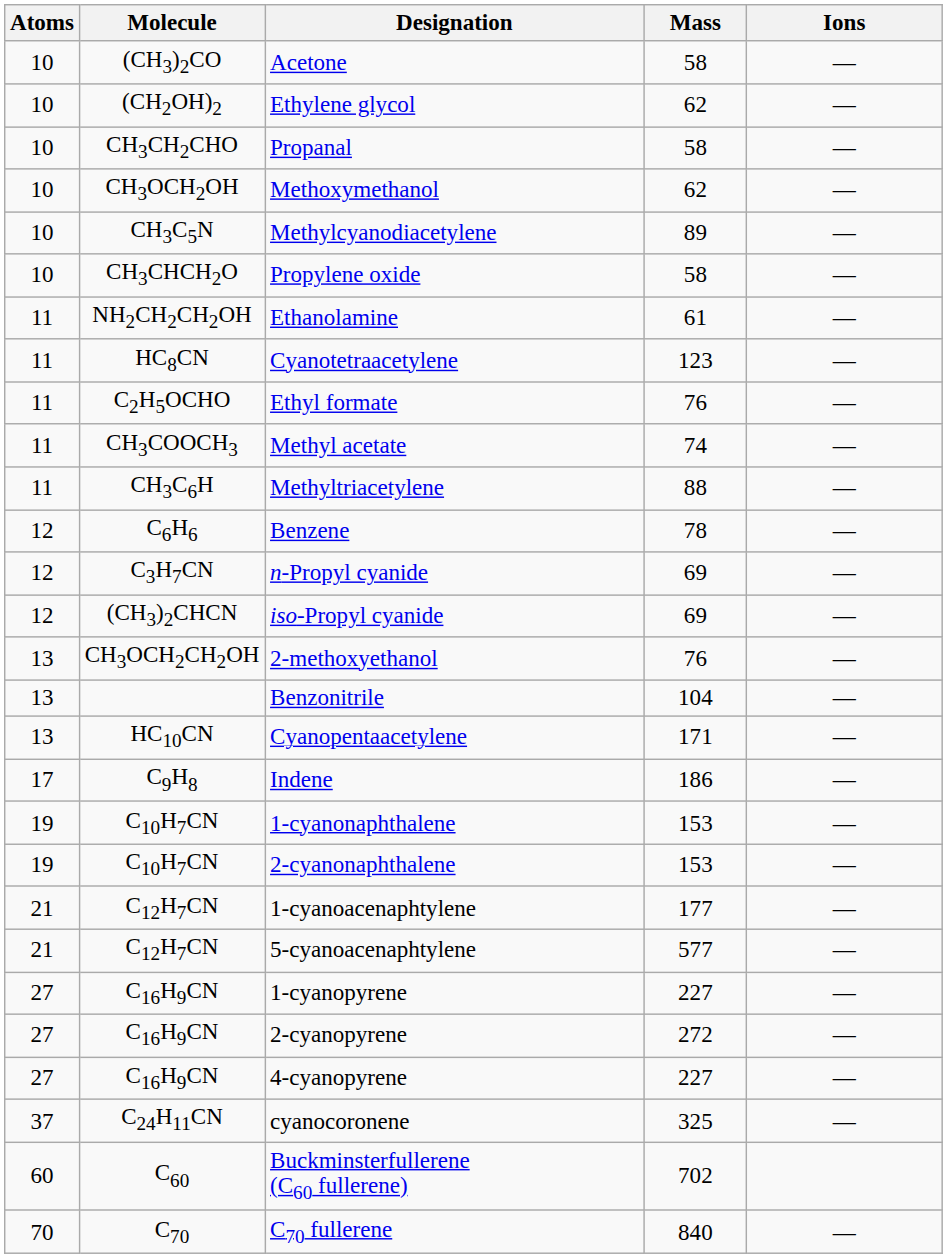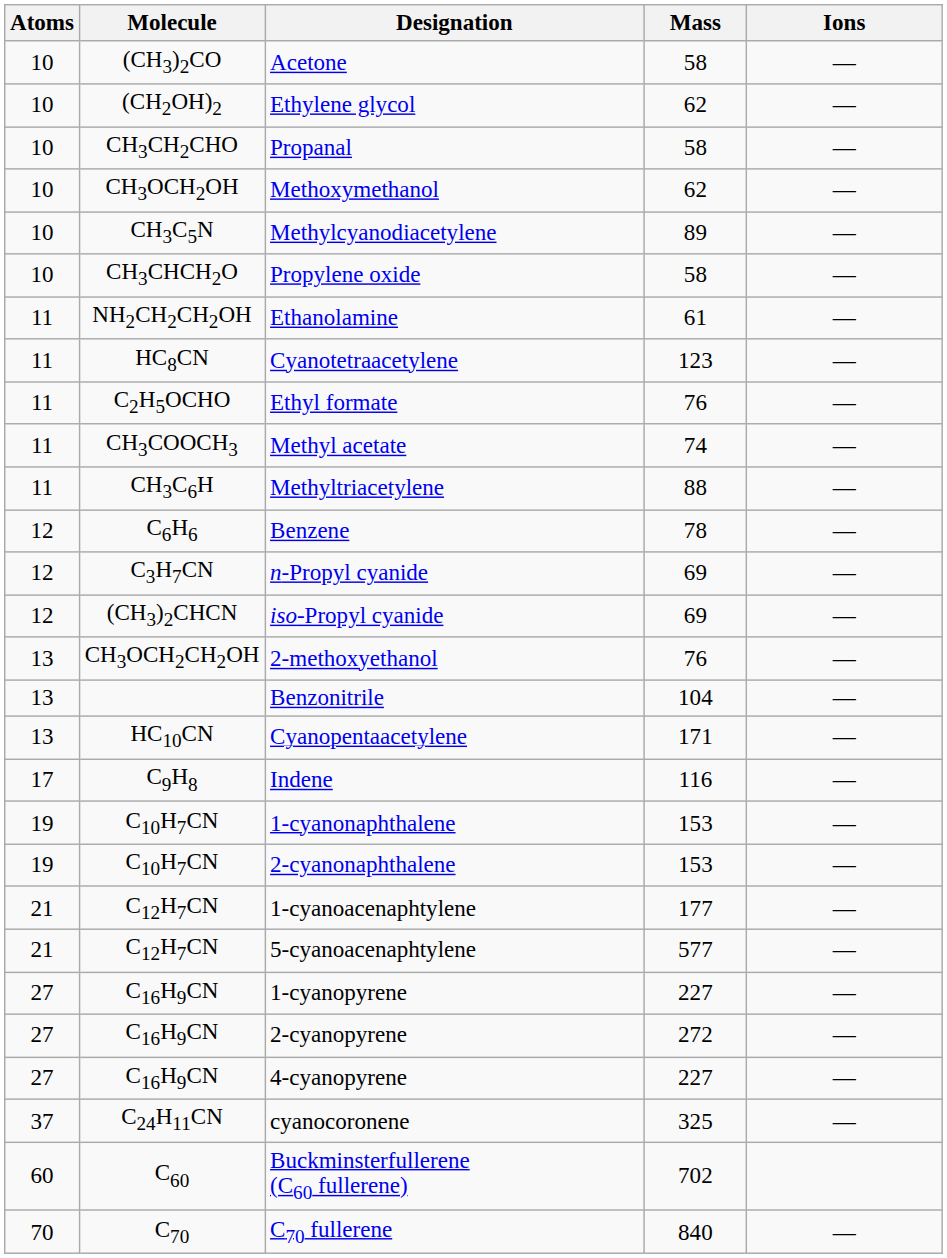(695, 779) 186 -> (695, 779) 116
